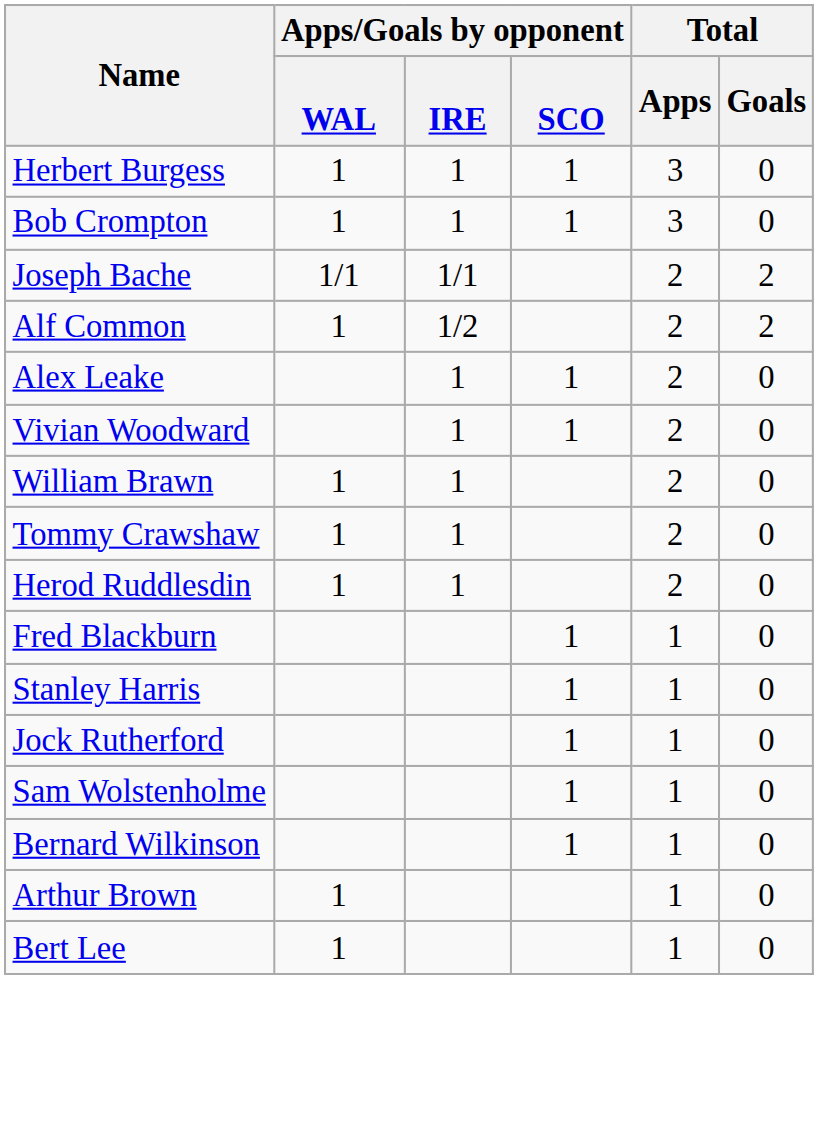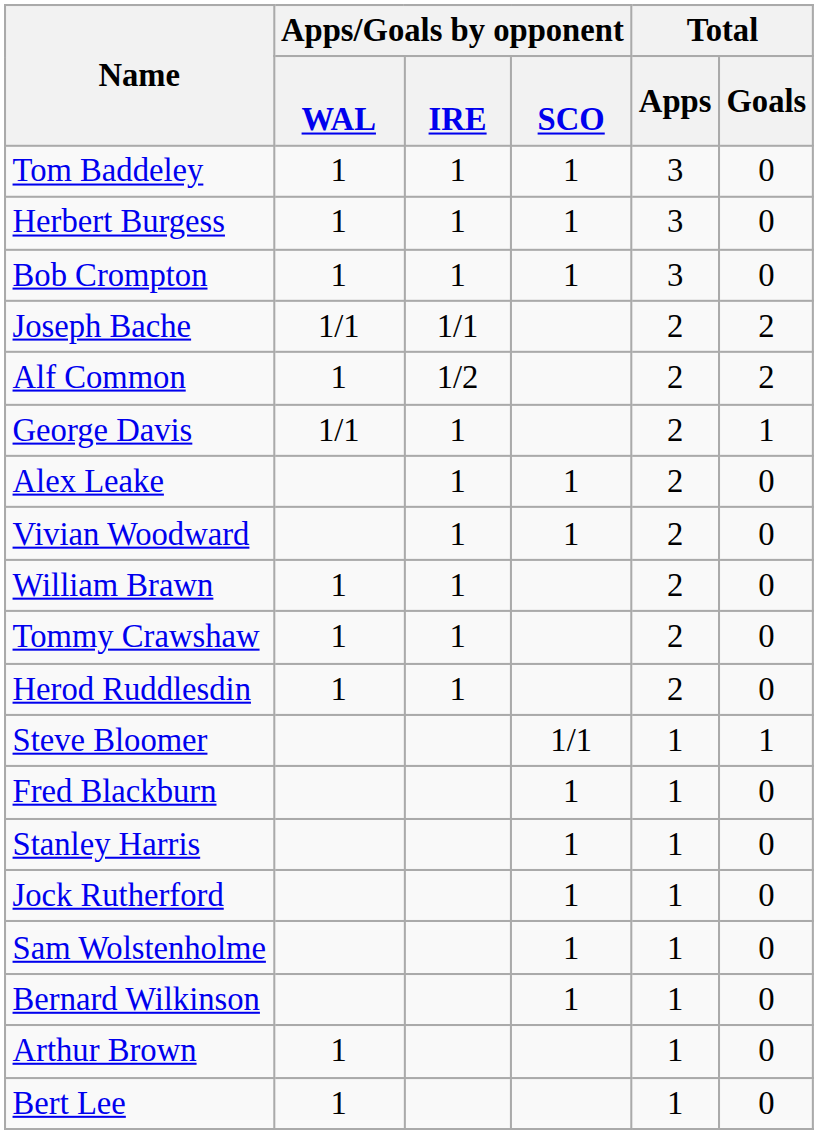+ row: (108, 170)
+ row: (102, 429)
+ row: (110, 740)
